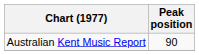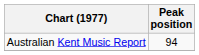(171, 42) 90 -> (171, 42) 94
